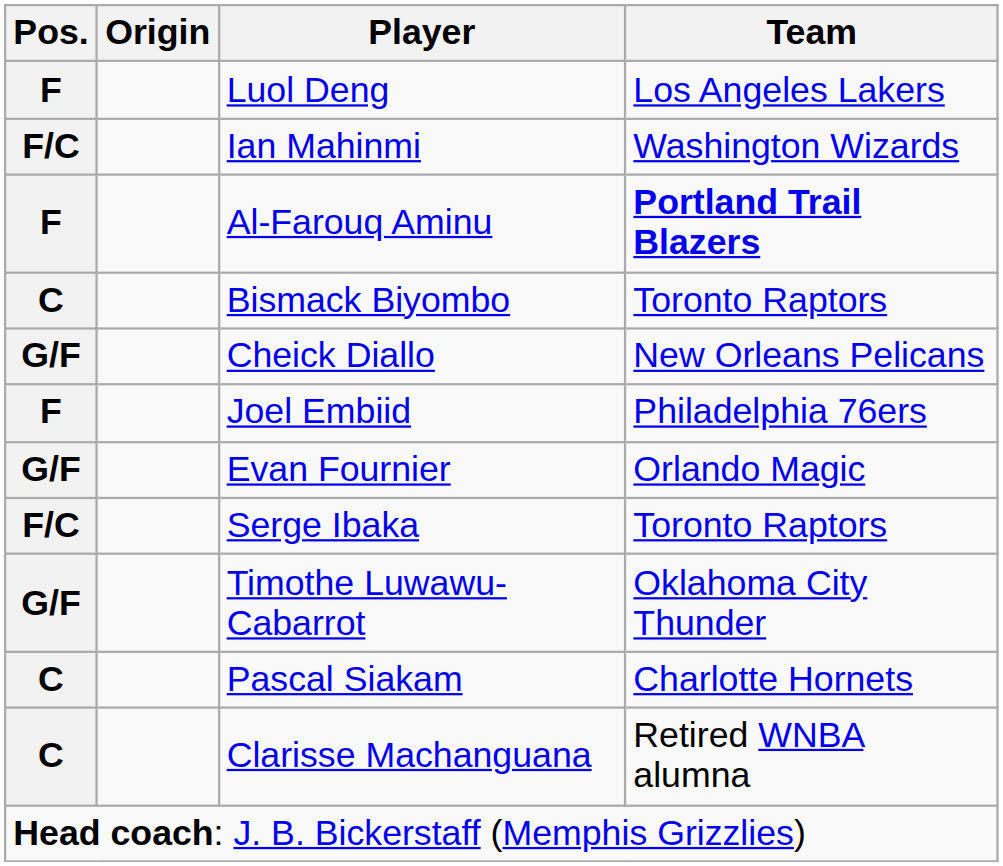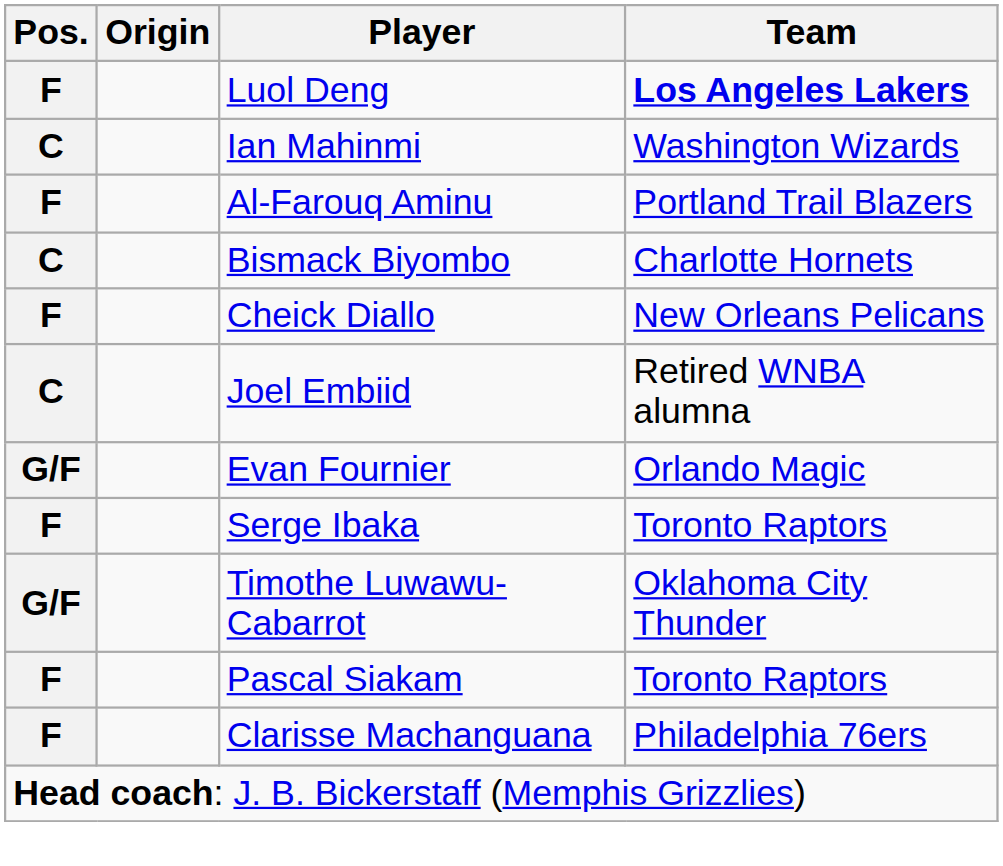(789, 89) normal -> (801, 89) bold
(51, 145) F/C -> (51, 145) C
(747, 222) bold -> (803, 202) normal
(760, 299) Toronto Raptors -> (773, 259) Charlotte Hornets
(51, 355) G/F -> (51, 315) F
(51, 412) F -> (51, 392) C
(780, 412) Philadelphia 76ers -> (748, 392) Retired WNBA alumna
(51, 525) F/C -> (51, 525) F
(51, 678) C -> (51, 678) F
(773, 678) Charlotte Hornets -> (760, 678) Toronto Raptors
(51, 755) C -> (51, 735) F
(748, 755) Retired WNBA alumna -> (780, 735) Philadelphia 76ers
